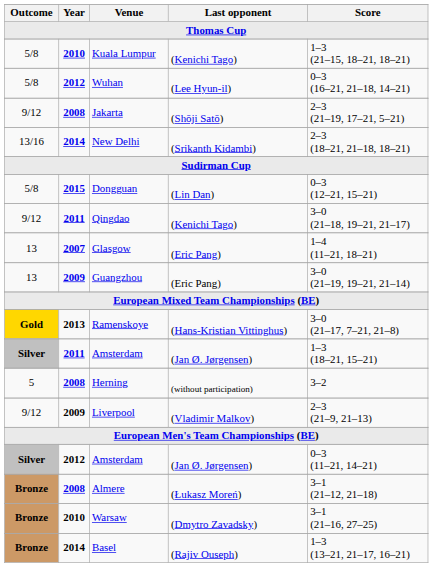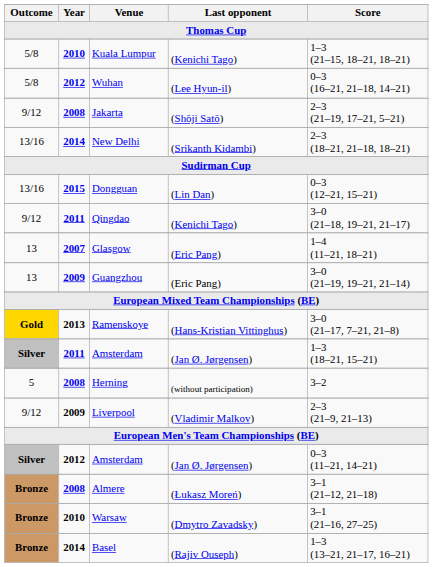(32, 188) 5/8 -> (32, 188) 13/16
